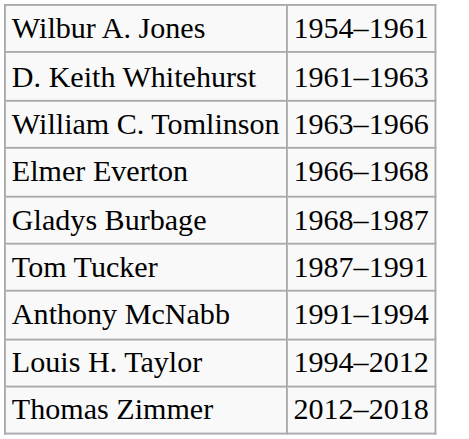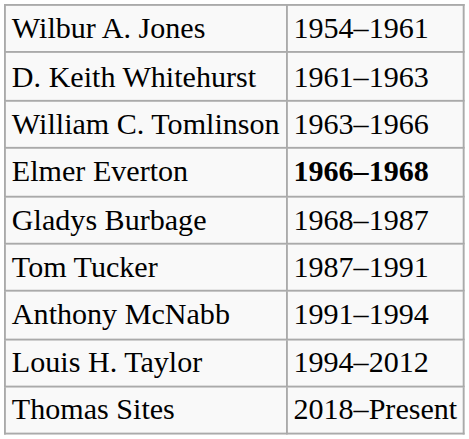(361, 171) normal -> (361, 171) bold
- row: (113, 409)
+ row: (93, 409)
